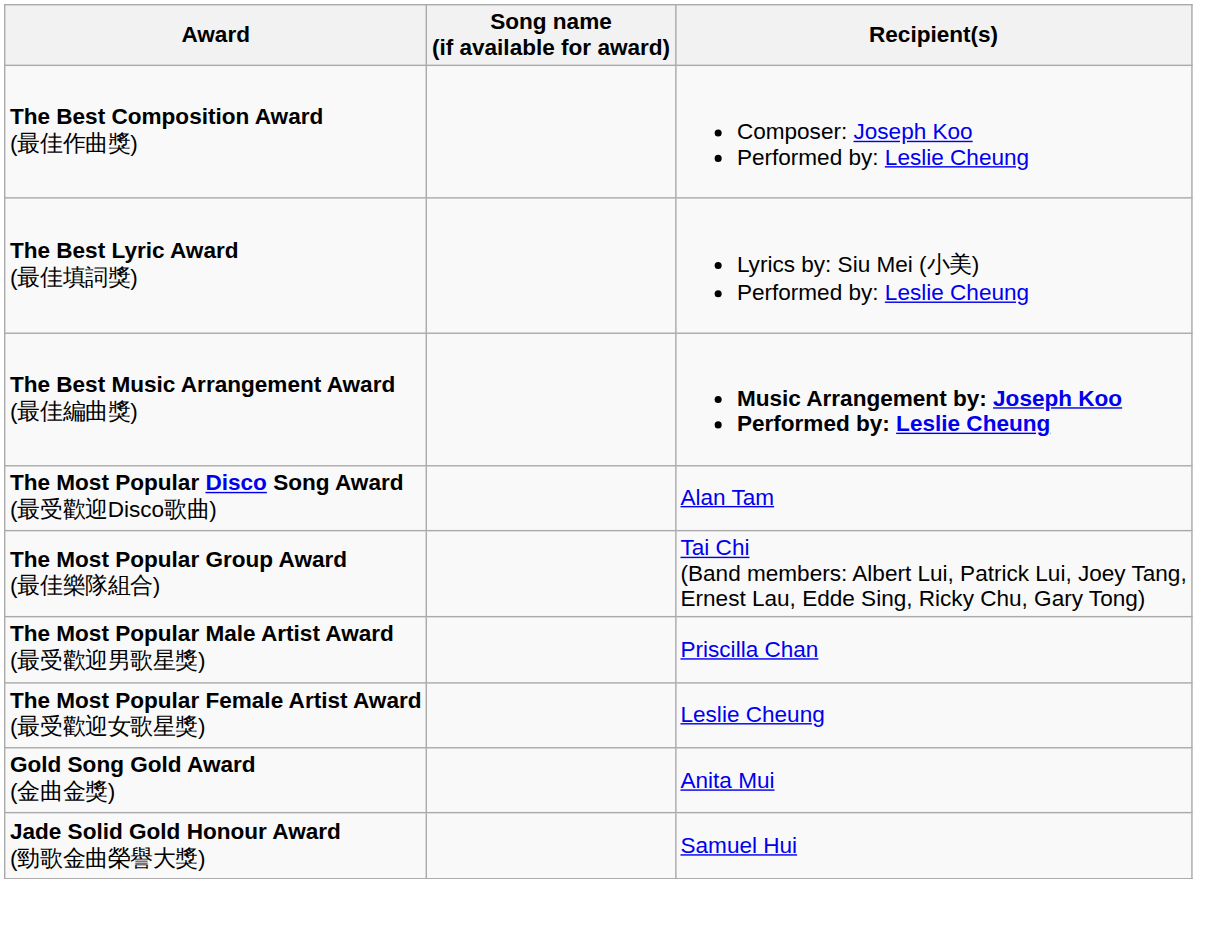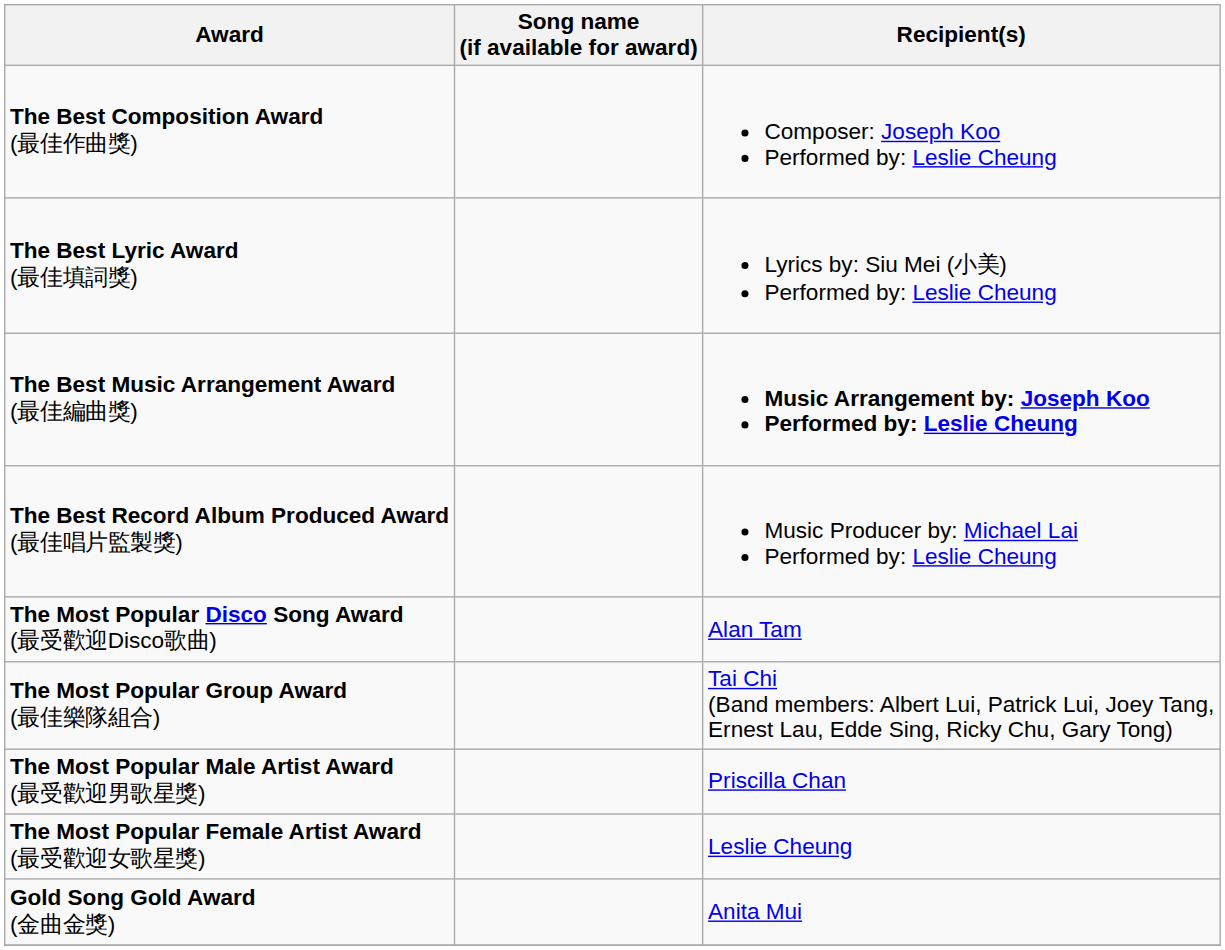+ row: (229, 529)
- row: (175, 844)
